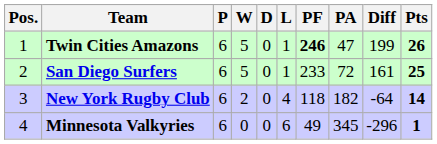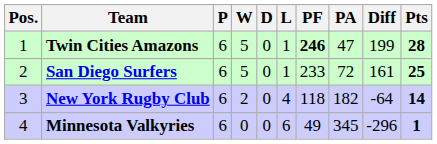(416, 44) 26 -> (416, 44) 28
